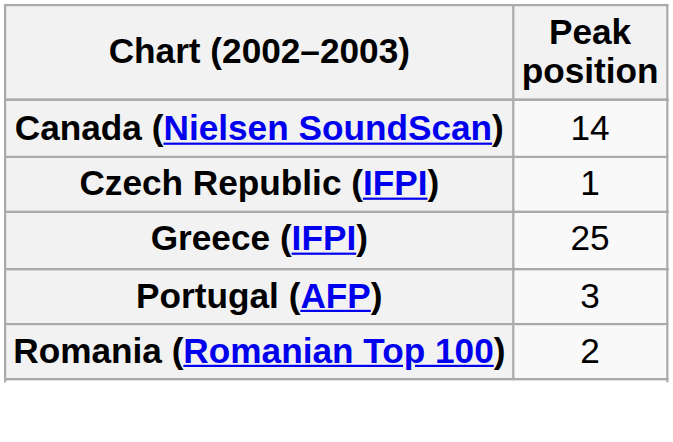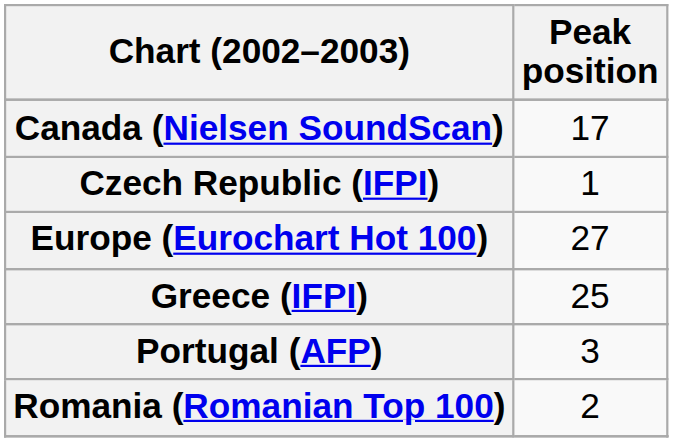(590, 127) 14 -> (590, 127) 17
+ row: (259, 239)
